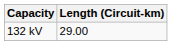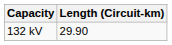(74, 31) 29.00 -> (74, 31) 29.90
